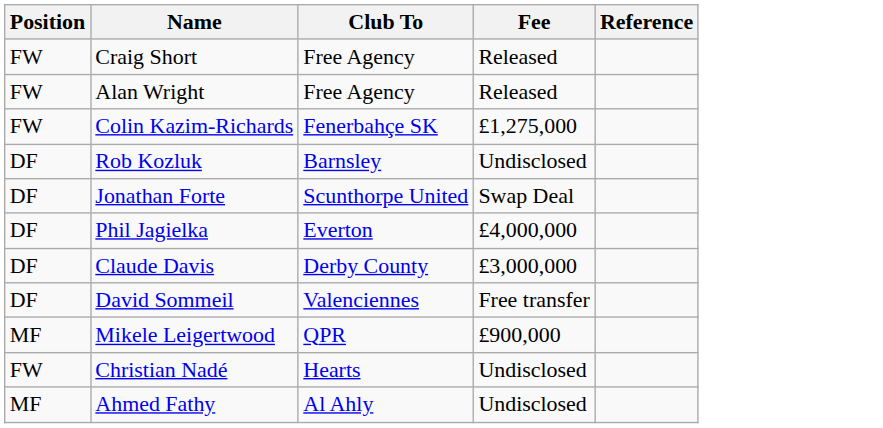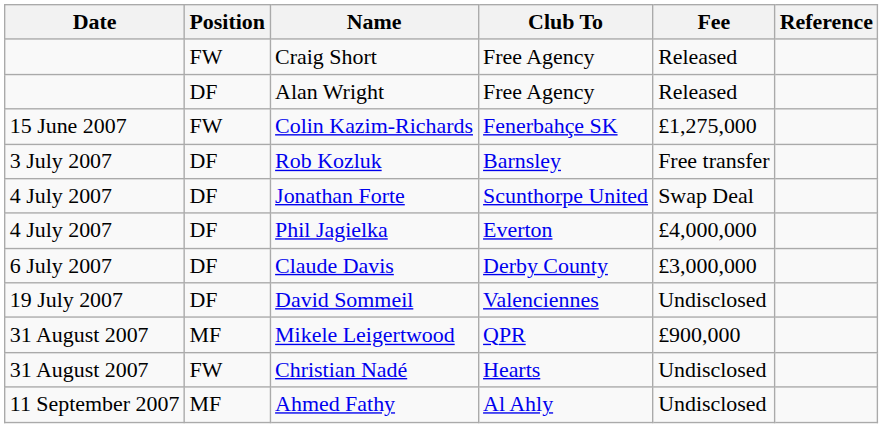+ column: (95, 21)
(26, 91) FW -> (203, 91) DF
(533, 160) Undisclosed -> (714, 160) Free transfer
(534, 299) Free transfer -> (712, 299) Undisclosed
